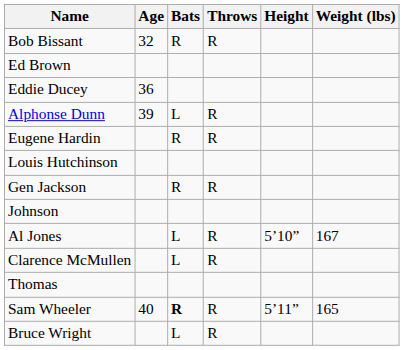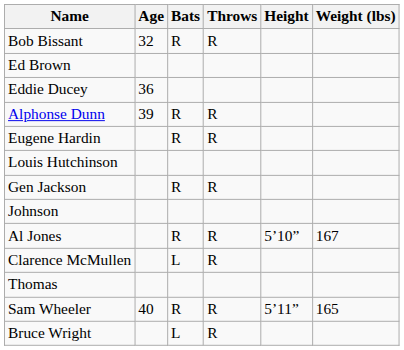(176, 114) L -> (176, 114) R
(176, 235) L -> (176, 235) R
(177, 308) bold -> (176, 308) normal
